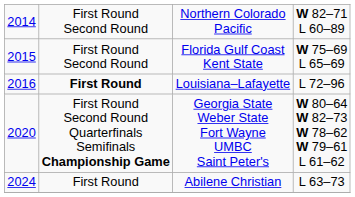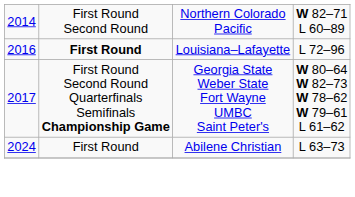- row: (233, 56)
(22, 133) 2020 -> (22, 98) 2017
